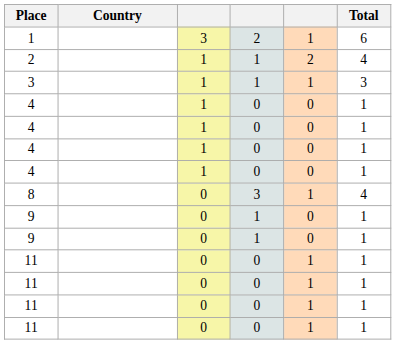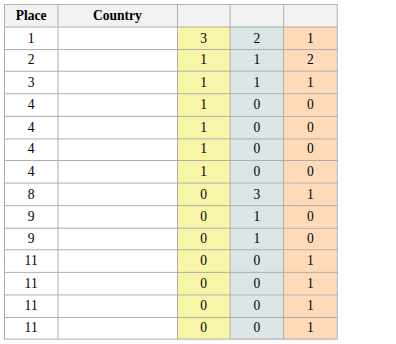- column: (364, 16)
